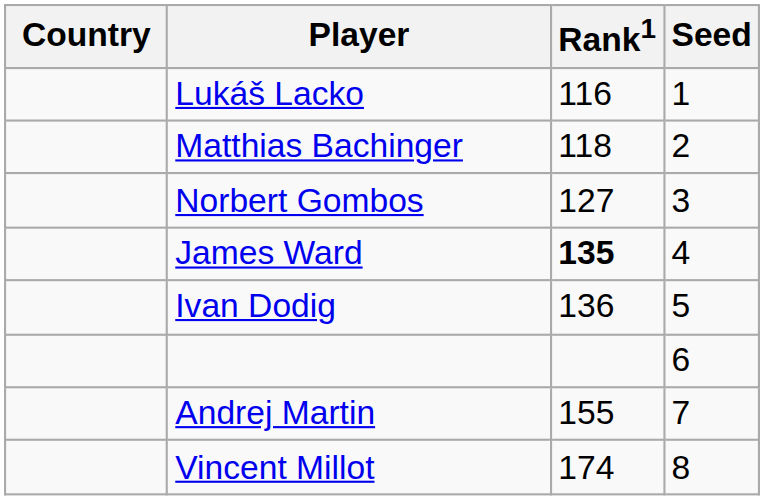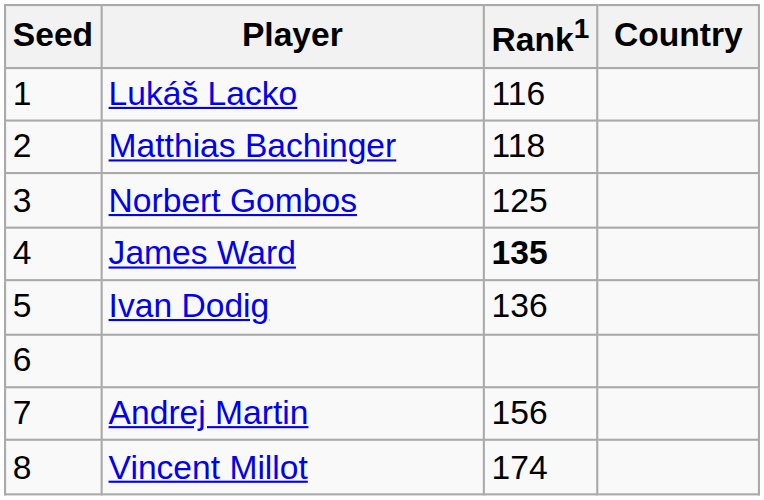columns swapped: (86, 35) <-> (712, 35)
(586, 200) 127 -> (520, 200) 125
(586, 413) 155 -> (520, 413) 156
